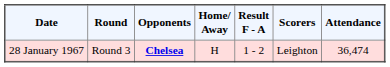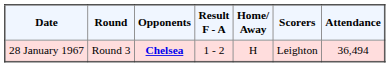columns swapped: (215, 22) <-> (254, 22)
(353, 50) 36,474 -> (353, 50) 36,494
